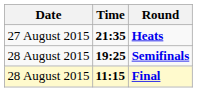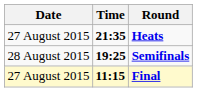(48, 76) 28 August 2015 -> (48, 76) 27 August 2015
